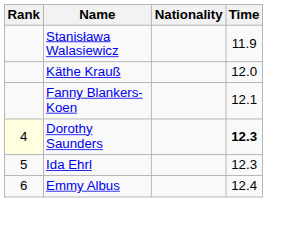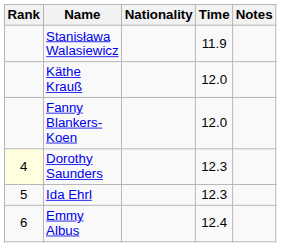+ column: (254, 15)
(244, 100) 12.1 -> (214, 123) 12.0
(244, 136) bold -> (214, 166) normal
